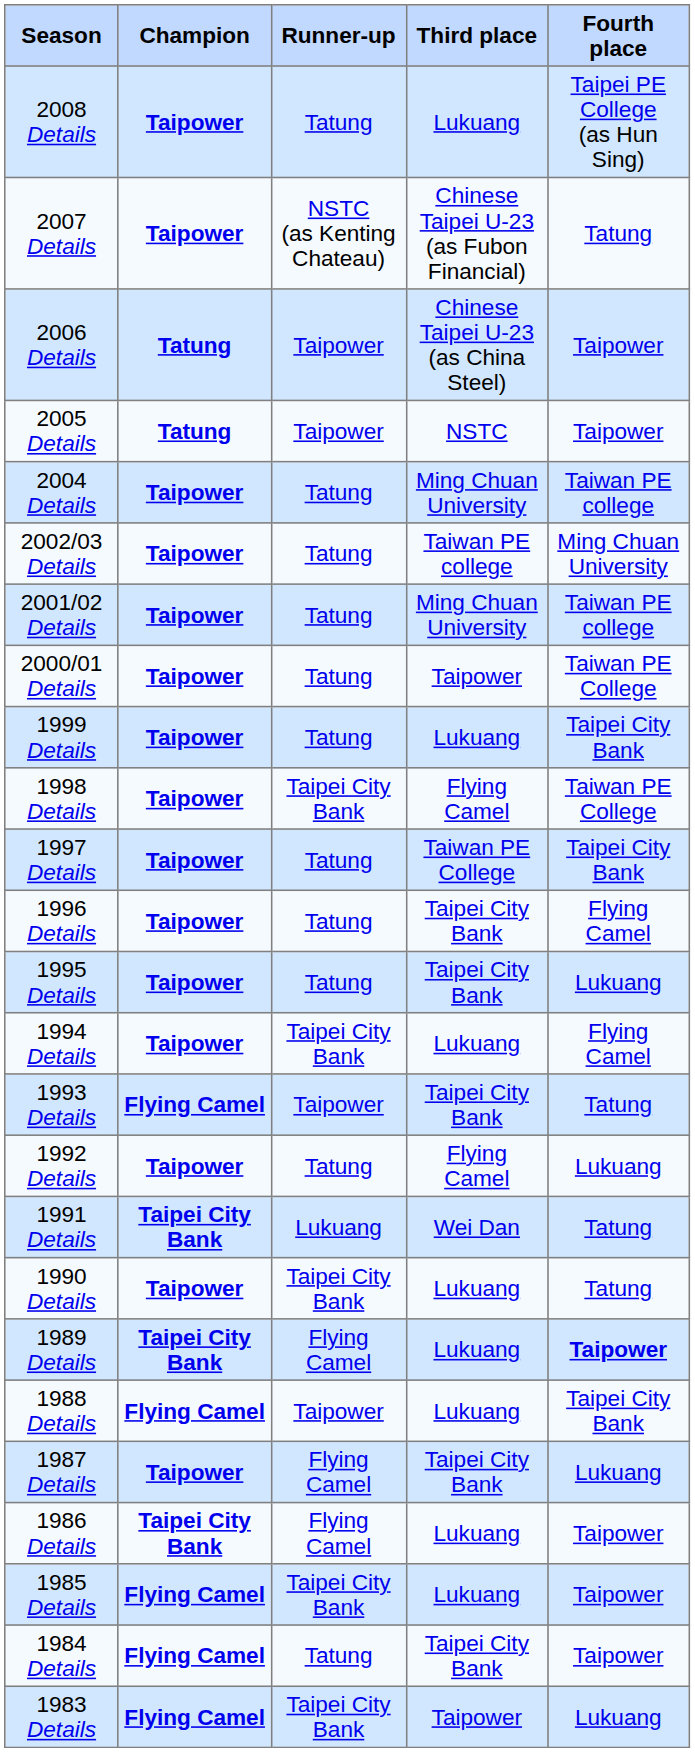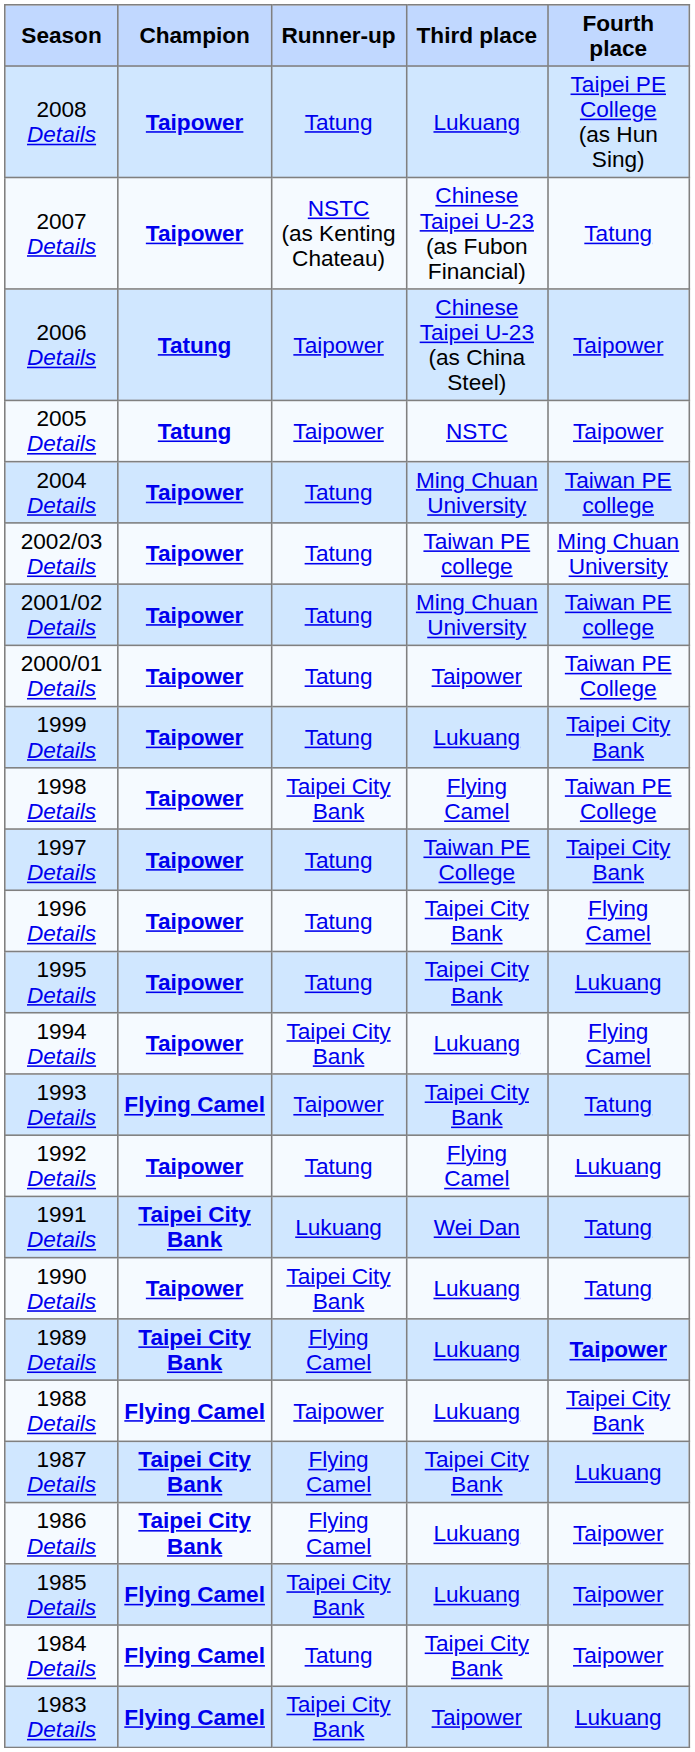(195, 1472) Taipower -> (195, 1472) Taipei City Bank
